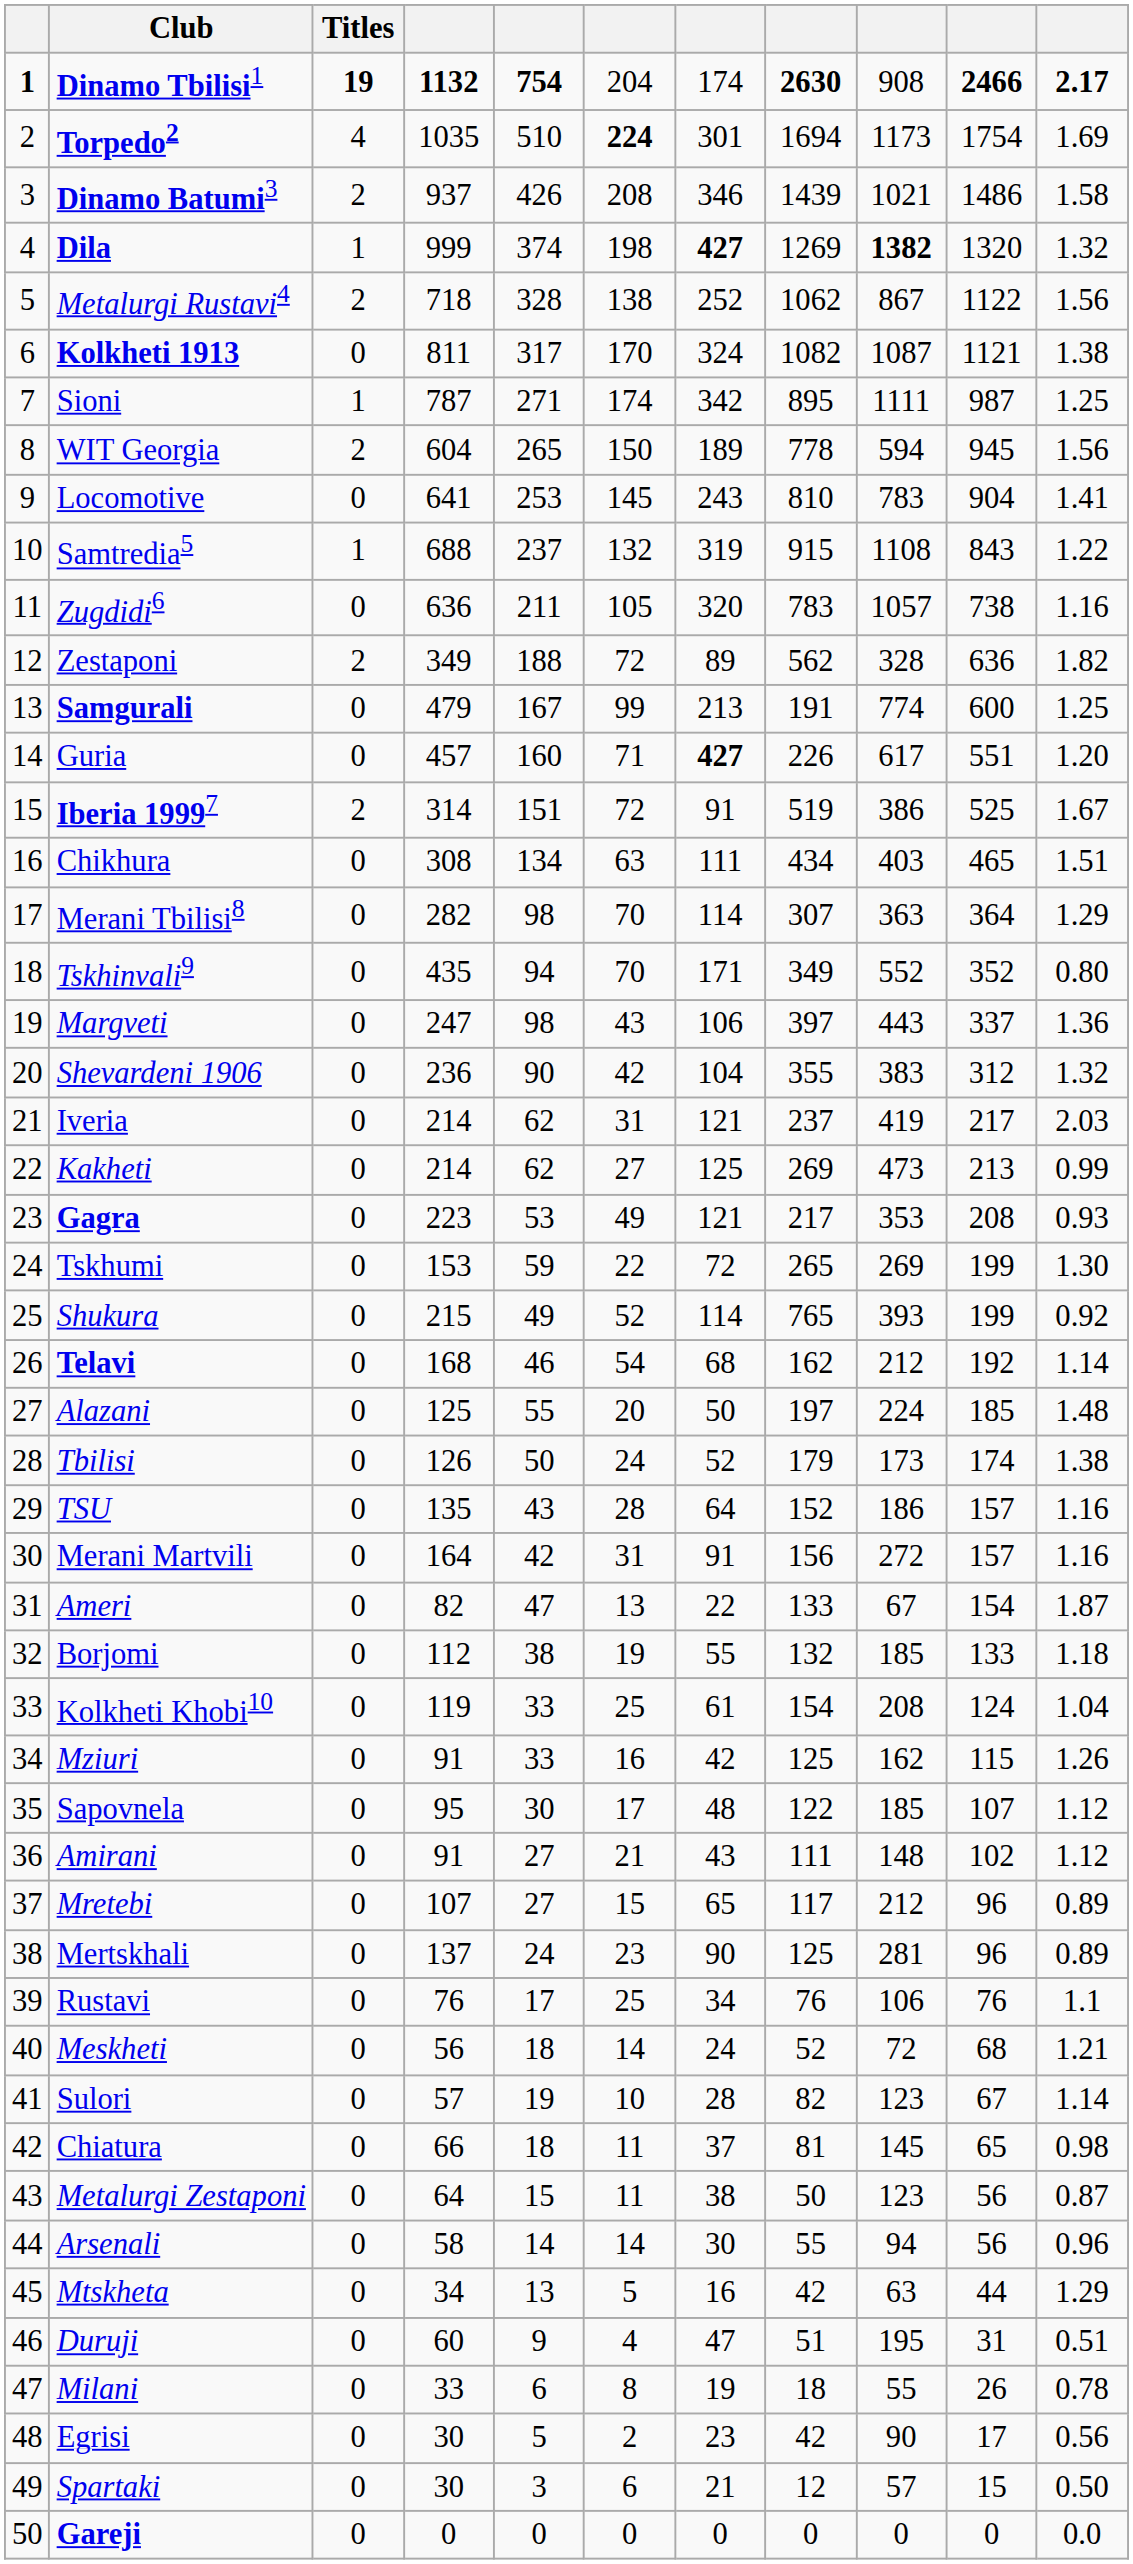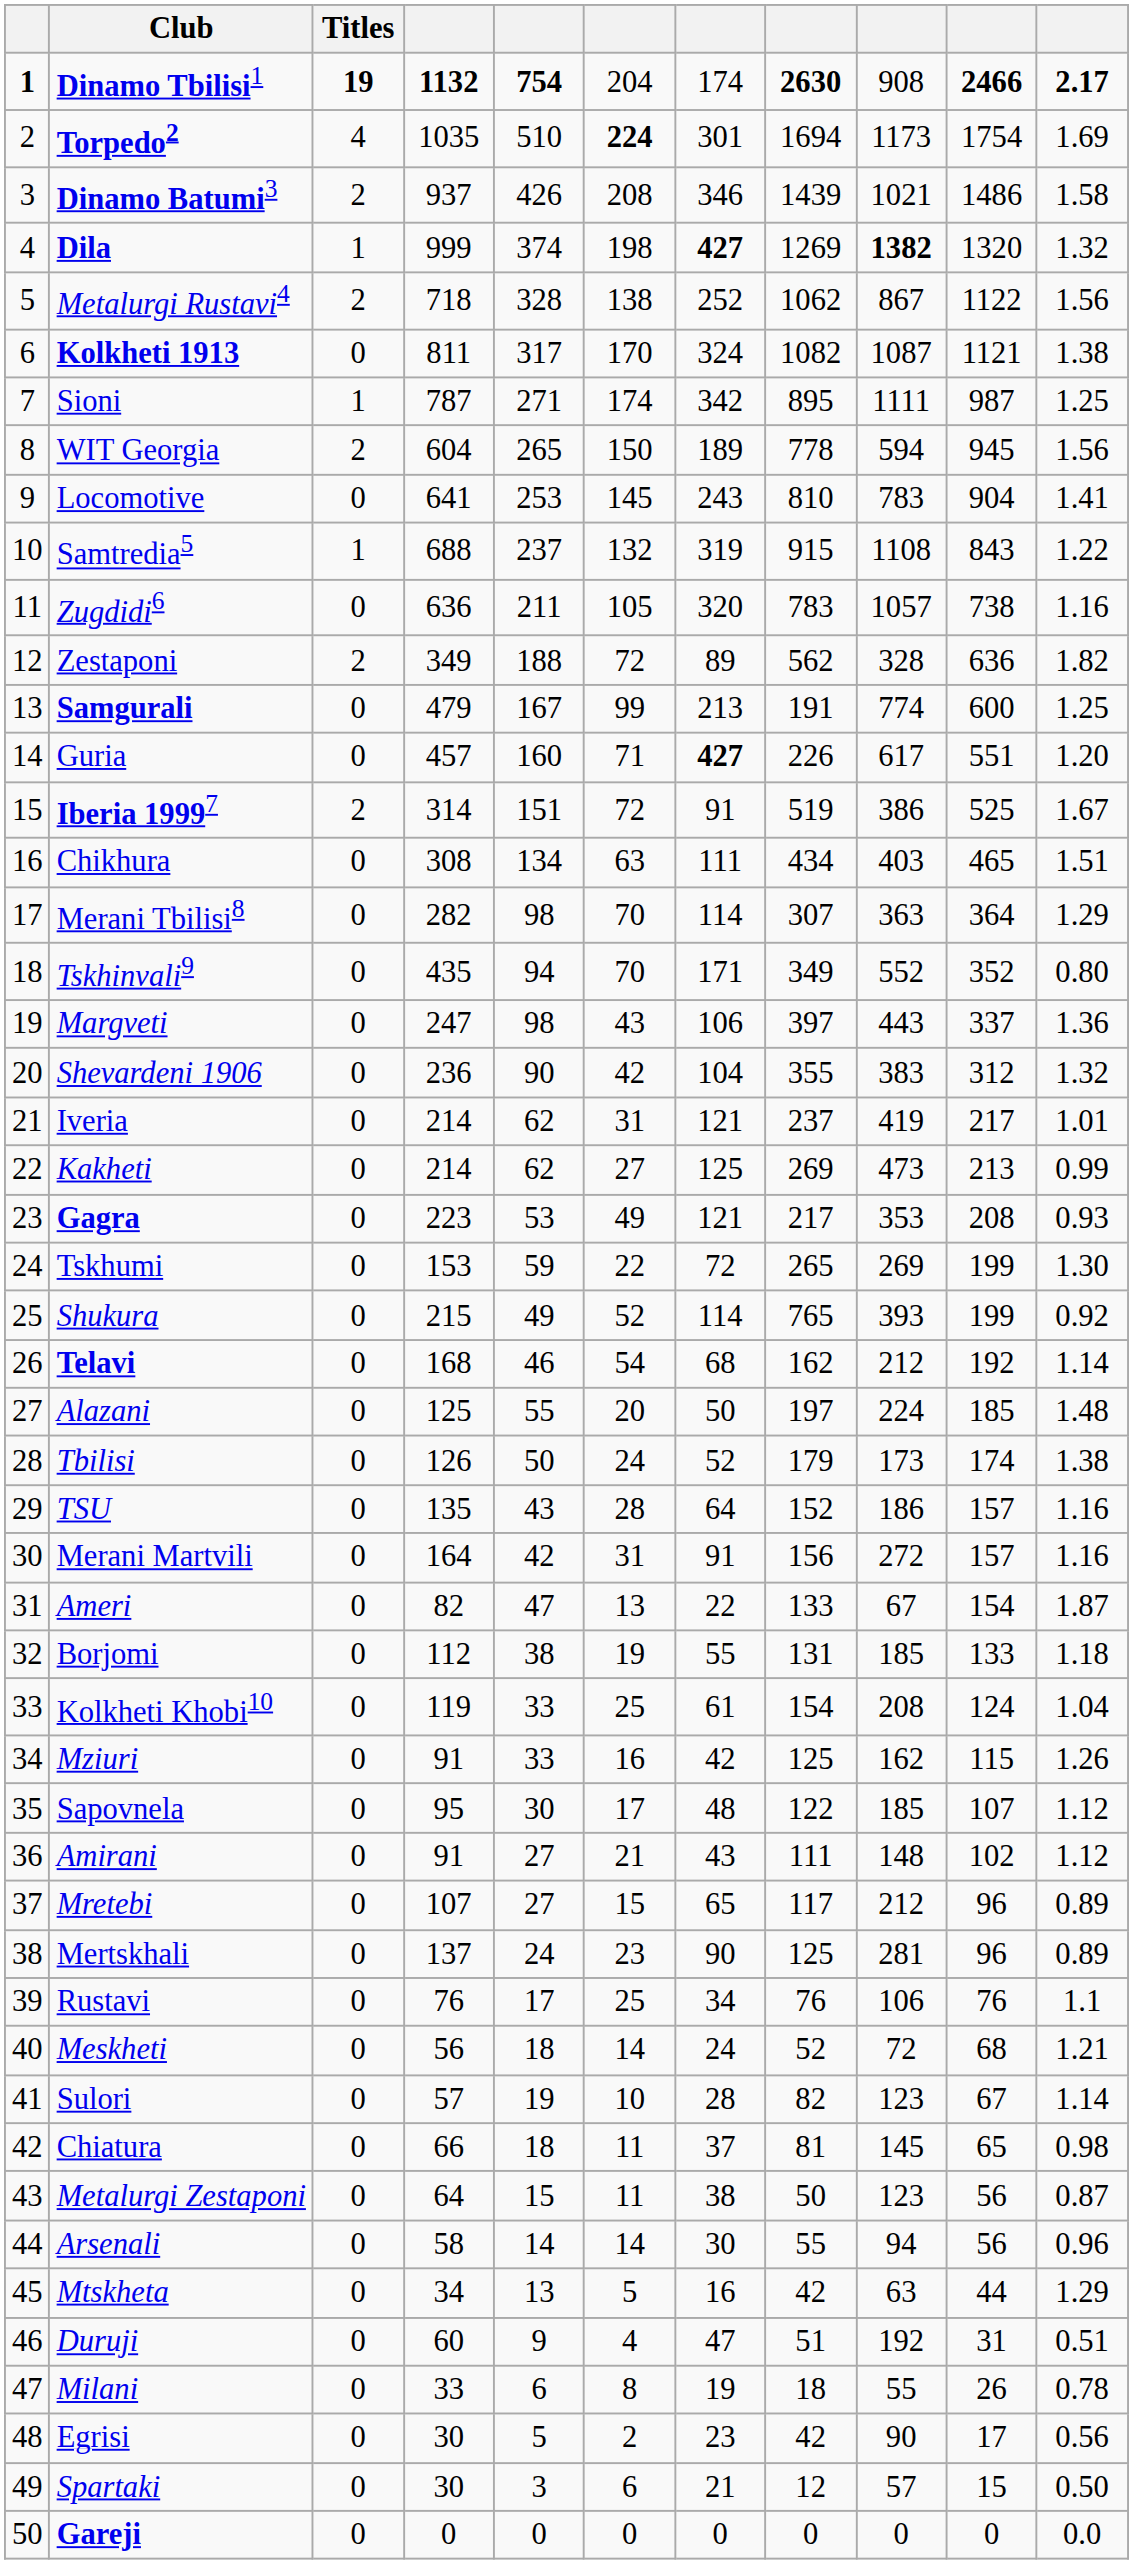(1082, 1120) 2.03 -> (1082, 1120) 1.01
(811, 1654) 132 -> (811, 1654) 131
(901, 2340) 195 -> (901, 2340) 192
